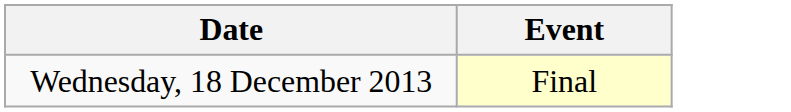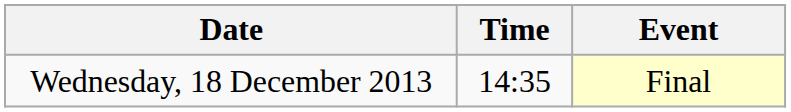+ column: (515, 29)
